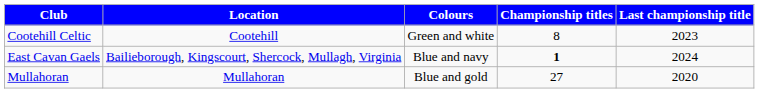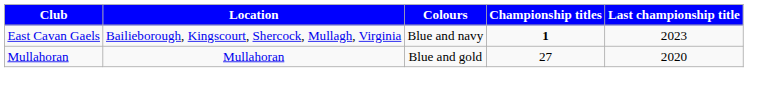- row: (49, 35)
(685, 56) 2024 -> (674, 35) 2023
